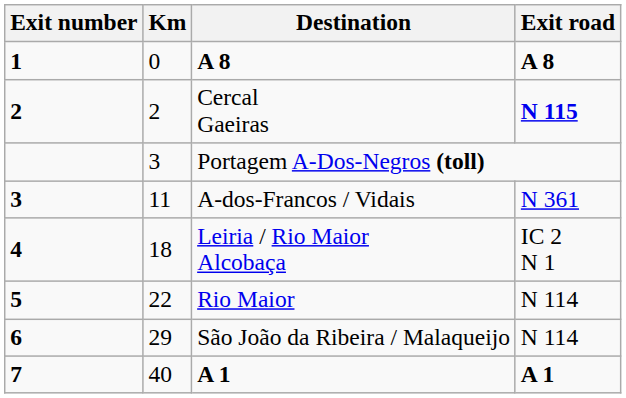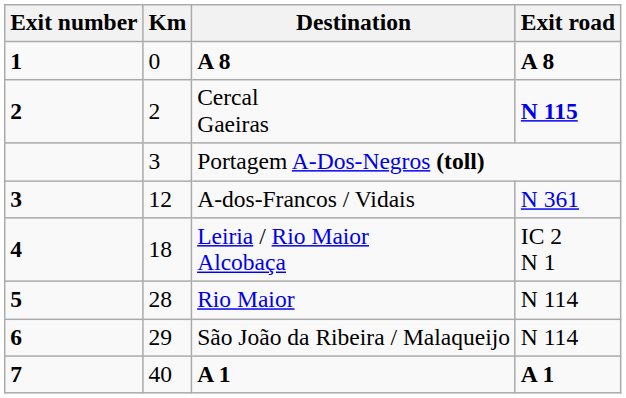(160, 198) 11 -> (160, 198) 12
(160, 299) 22 -> (160, 299) 28
